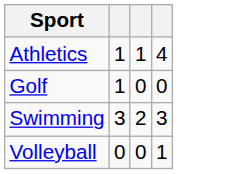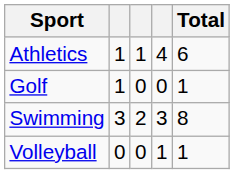+ column: (201, 20)
